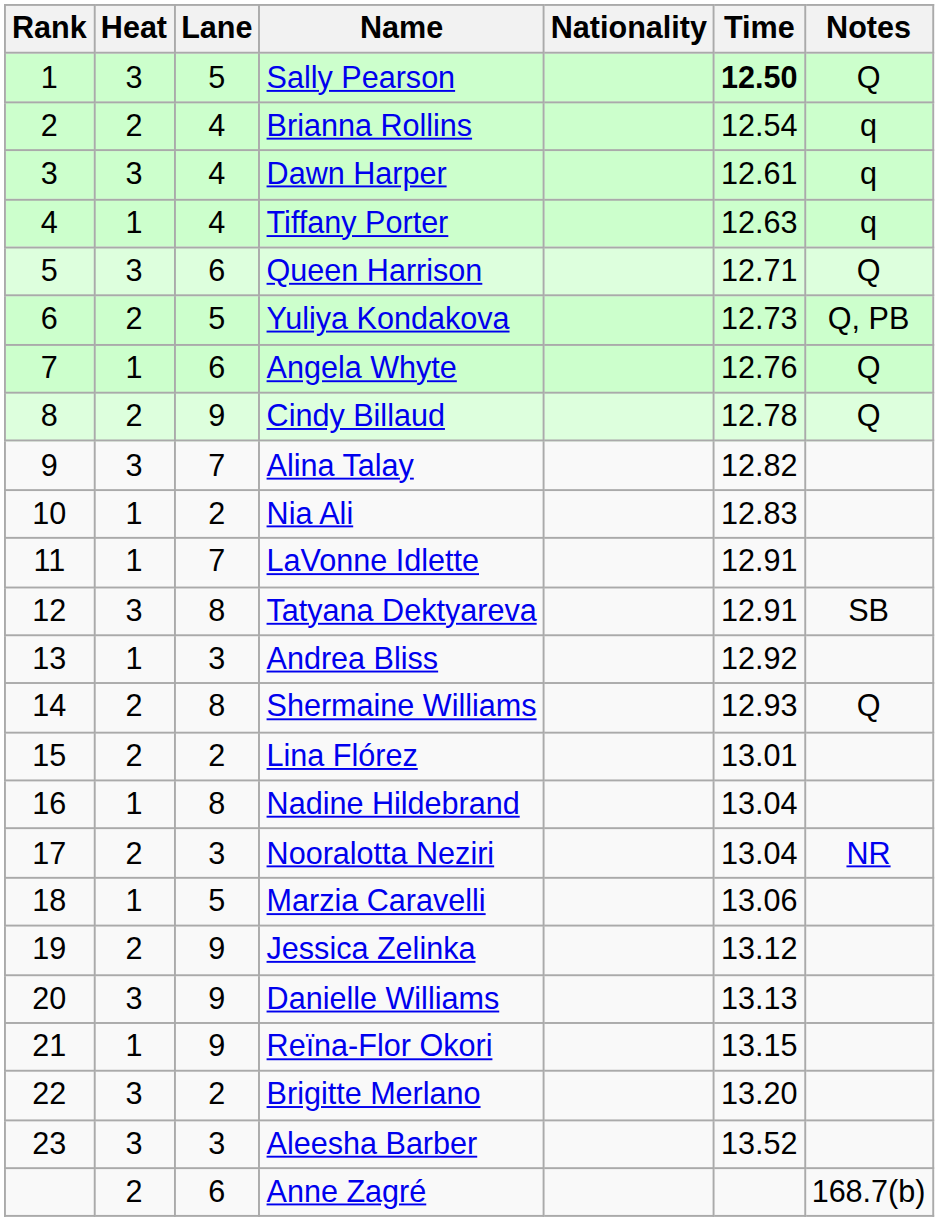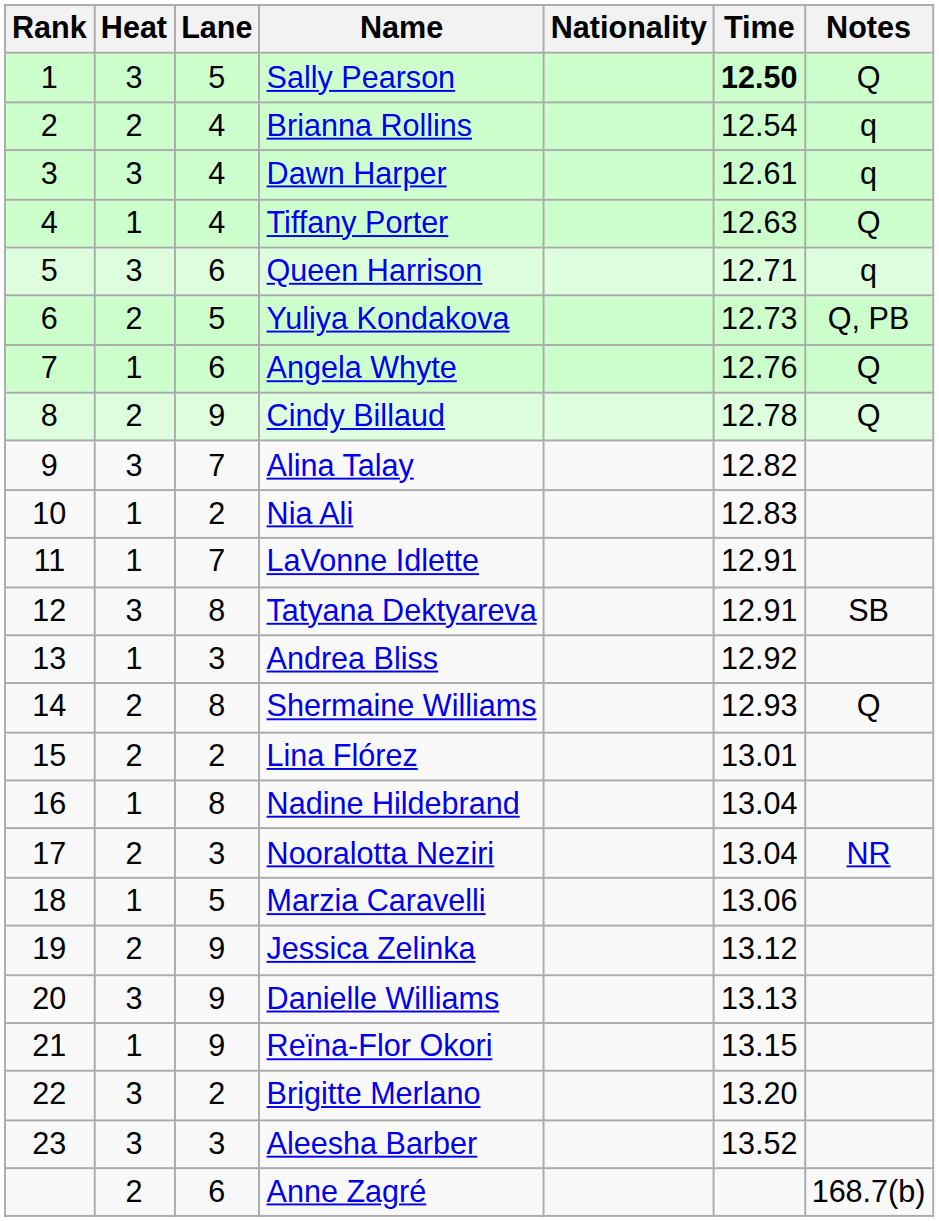(869, 222) q -> (869, 222) Q
(869, 271) Q -> (869, 271) q
